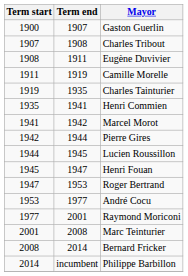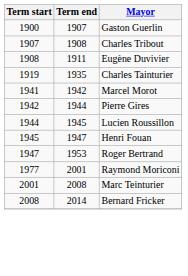- row: (135, 75)
- row: (135, 106)
- row: (127, 201)
- row: (139, 264)
